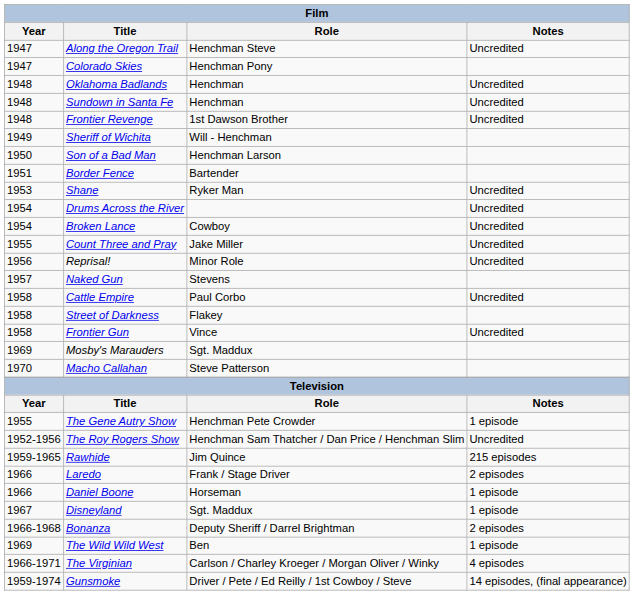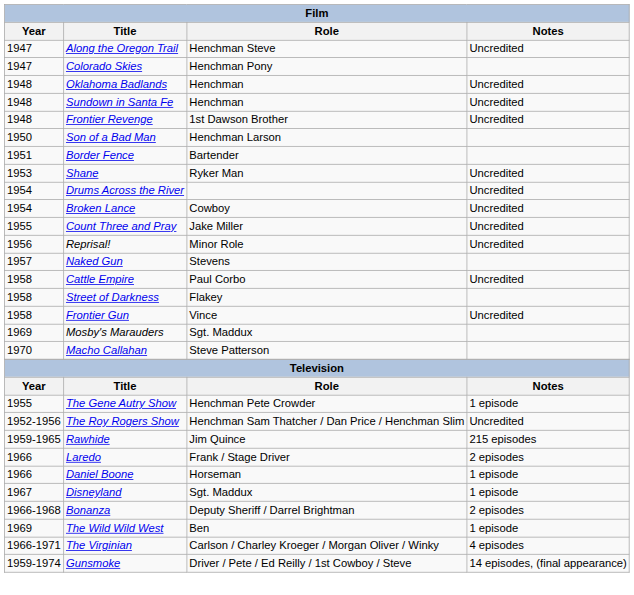- row: (108, 138)
